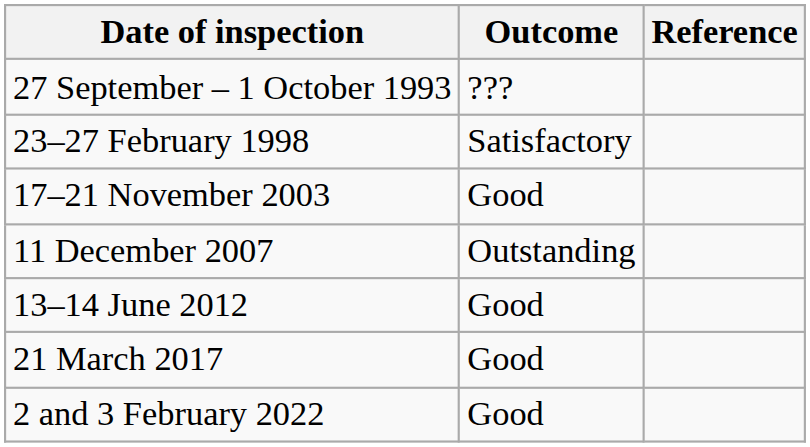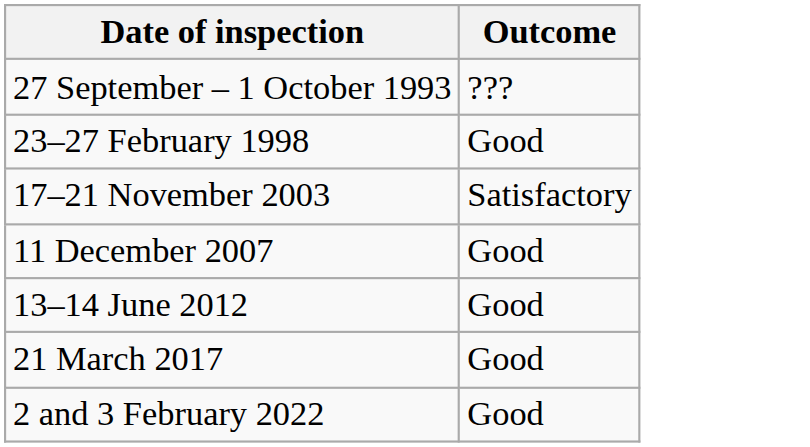- column: (725, 31)
(550, 140) Satisfactory -> (506, 140) Good
(506, 195) Good -> (550, 195) Satisfactory
(551, 250) Outstanding -> (506, 250) Good
